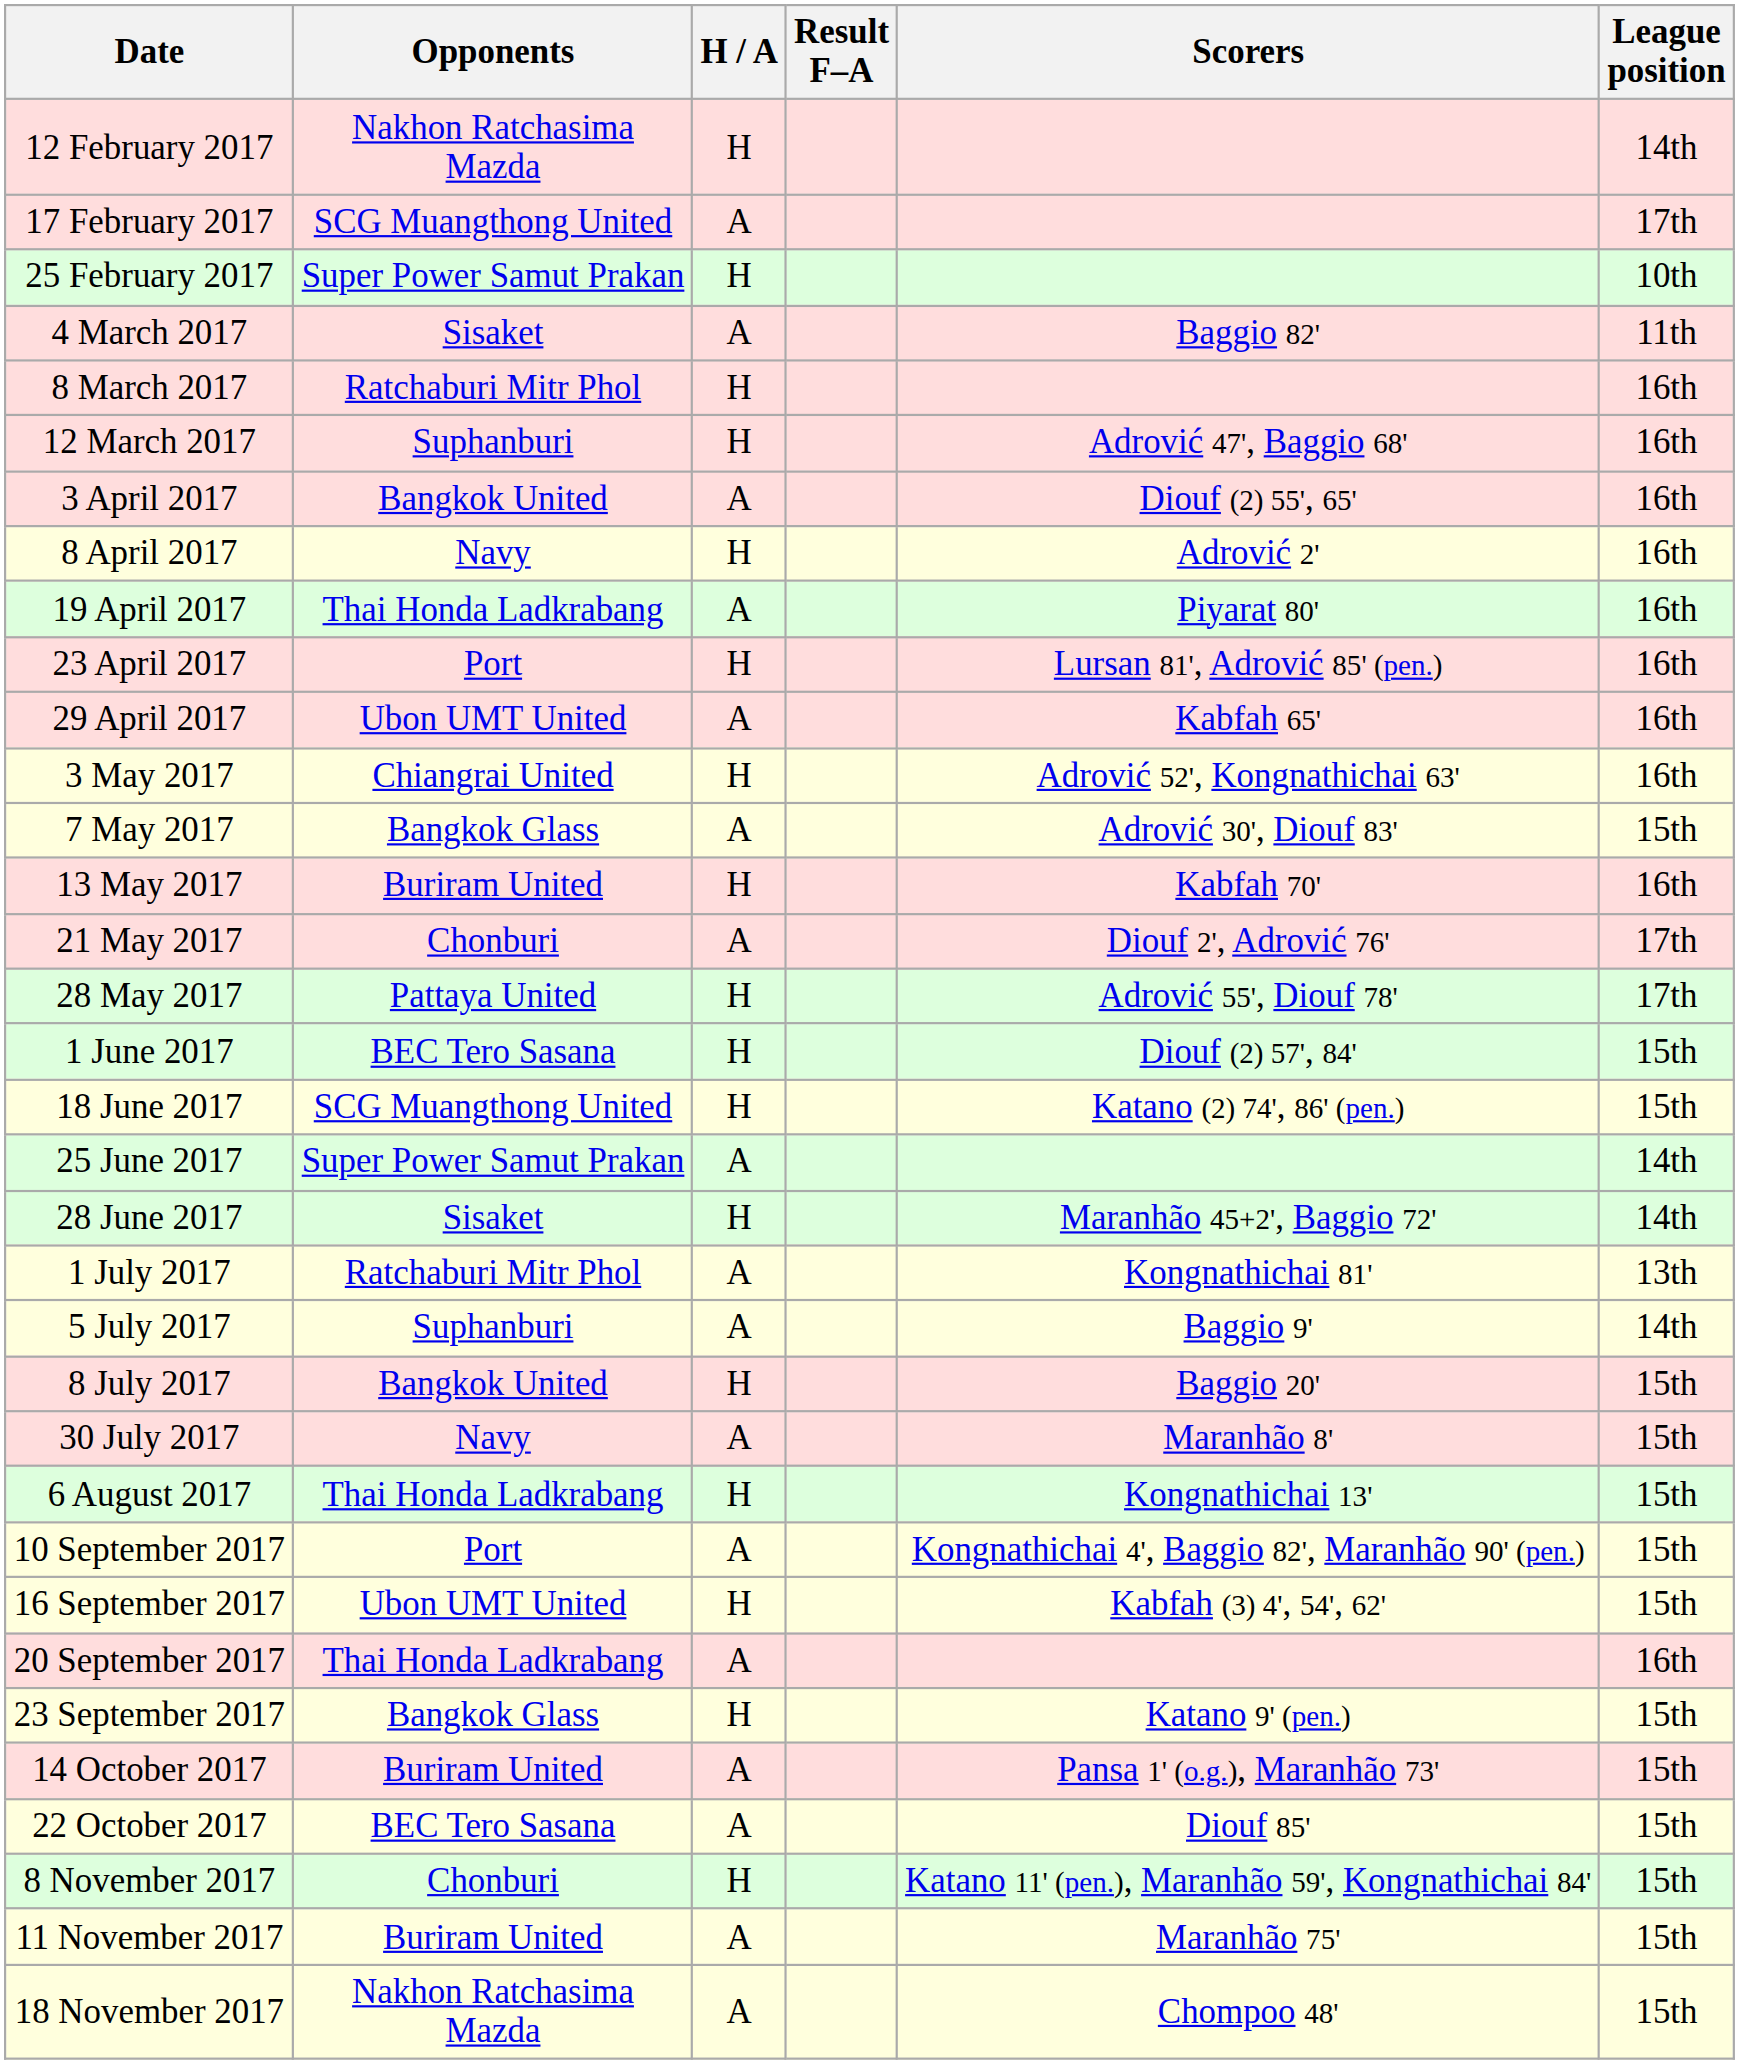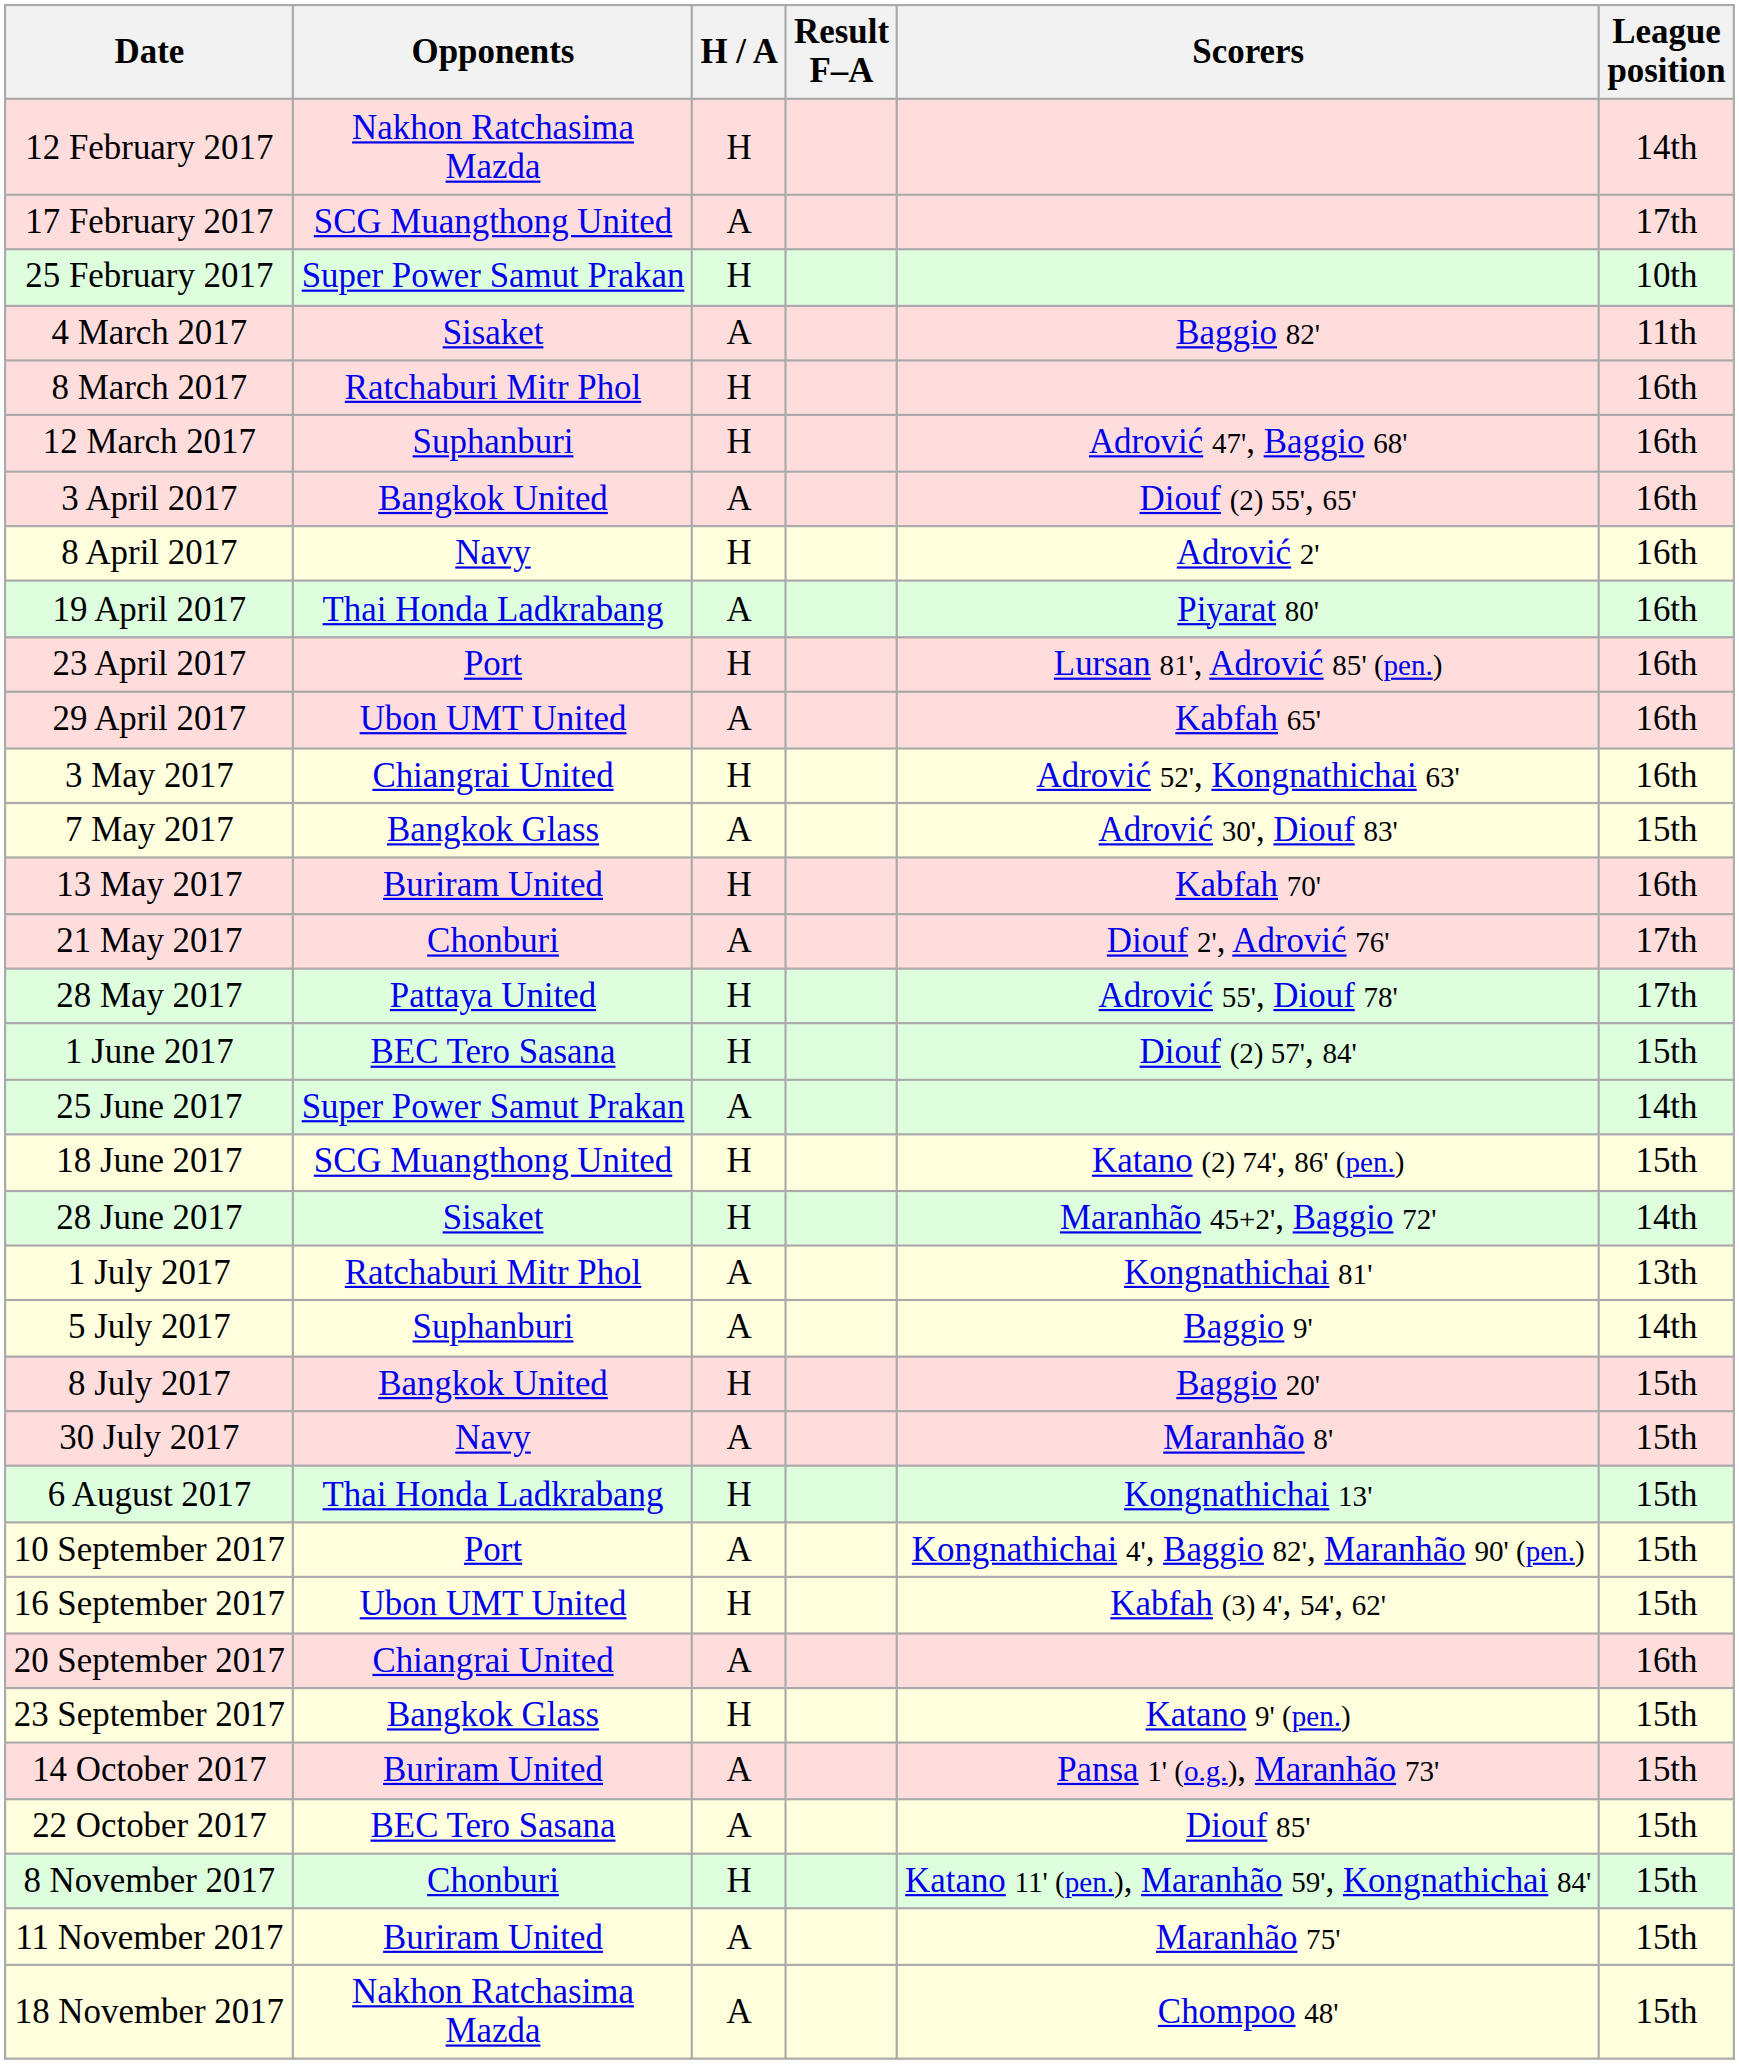rows swapped: (149, 1106) <-> (149, 1161)
(493, 1659) Thai Honda Ladkrabang -> (493, 1659) Chiangrai United
